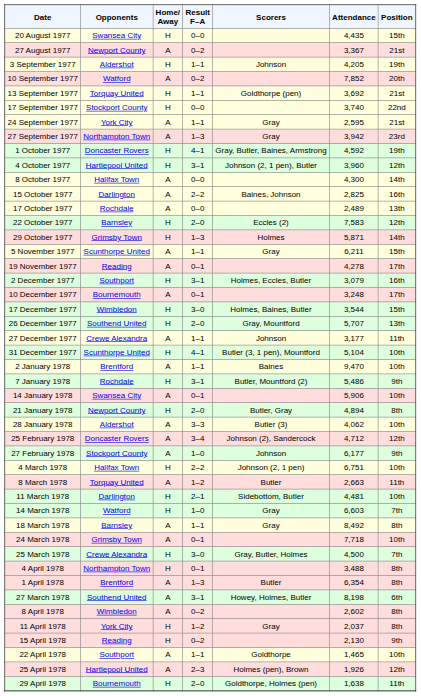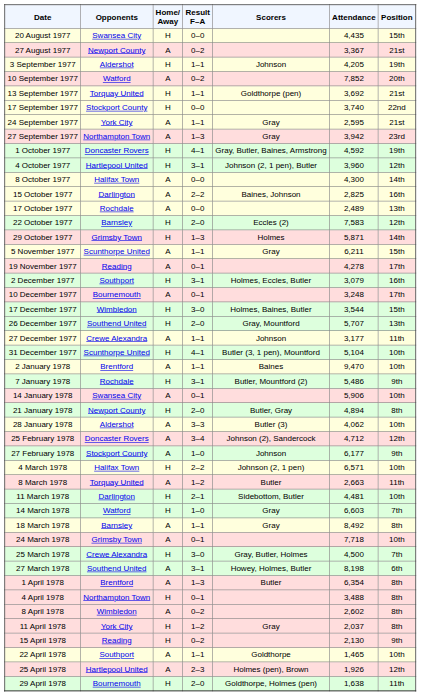(354, 468) 6,751 -> (354, 468) 6,571
rows swapped: (43, 597) <-> (43, 568)
